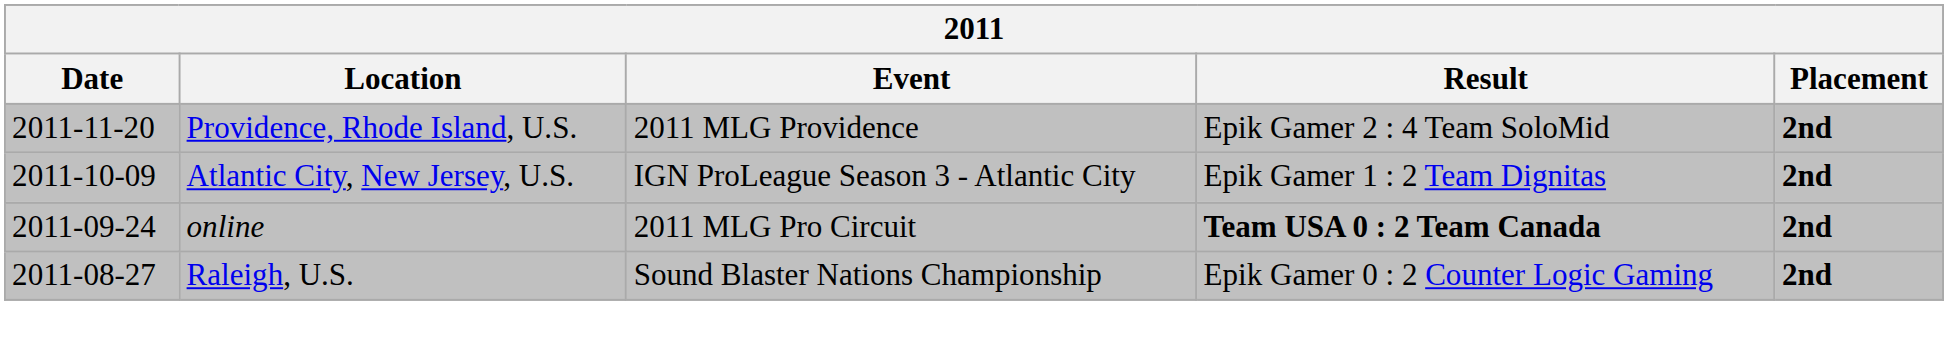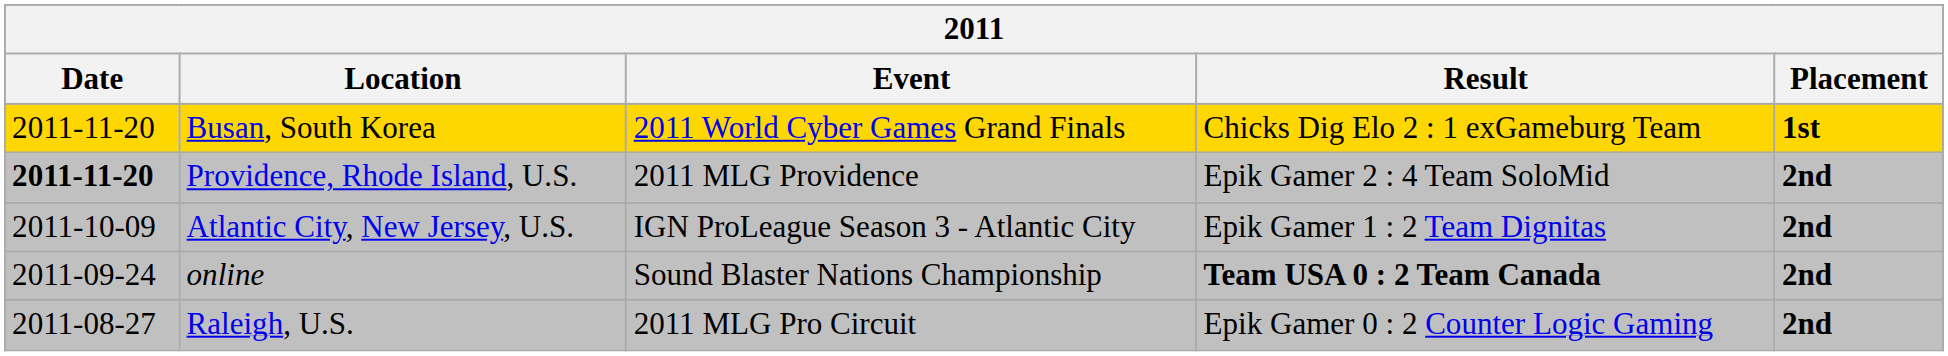+ row: (311, 127)
(83, 127) normal -> (83, 176) bold
(775, 226) 2011 MLG Pro Circuit -> (868, 275) Sound Blaster Nations Championship
(868, 275) Sound Blaster Nations Championship -> (775, 324) 2011 MLG Pro Circuit
